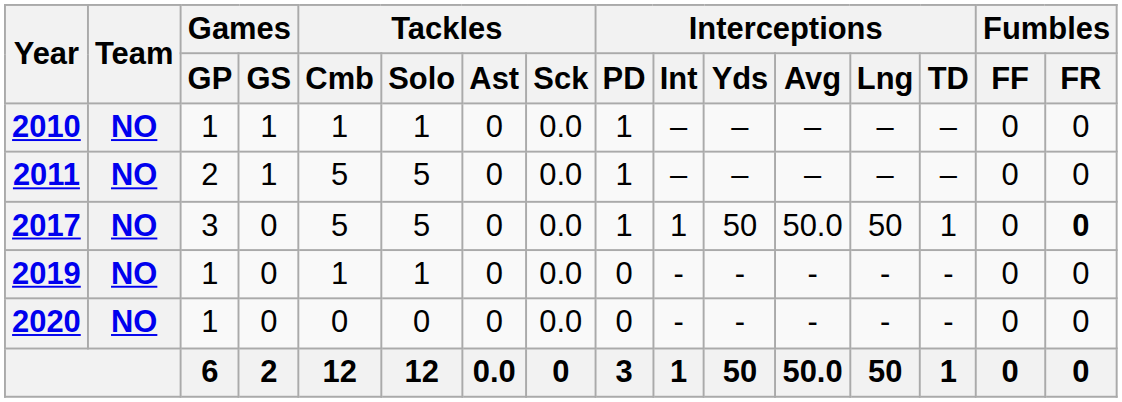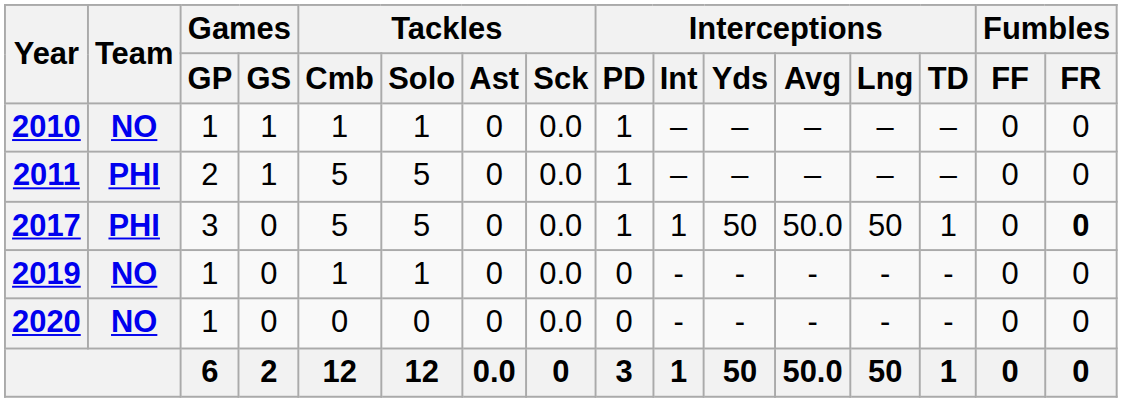(134, 175) NO -> (134, 175) PHI
(134, 224) NO -> (134, 224) PHI
